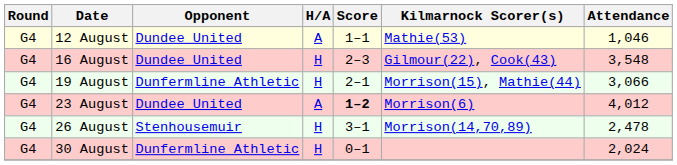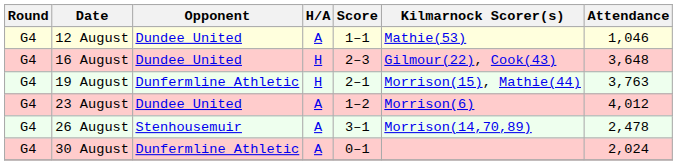(628, 60) 3,548 -> (628, 60) 3,648
(628, 82) 3,066 -> (628, 82) 3,763
(357, 105) bold -> (357, 105) normal
(318, 127) H -> (318, 127) A
(318, 149) H -> (318, 149) A
